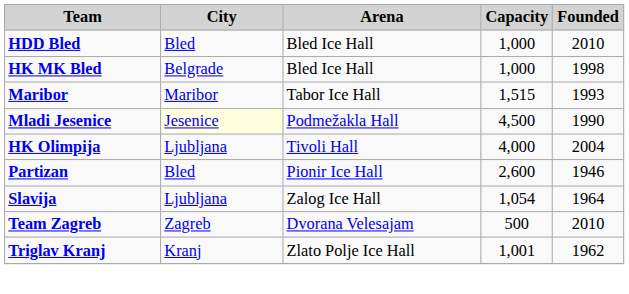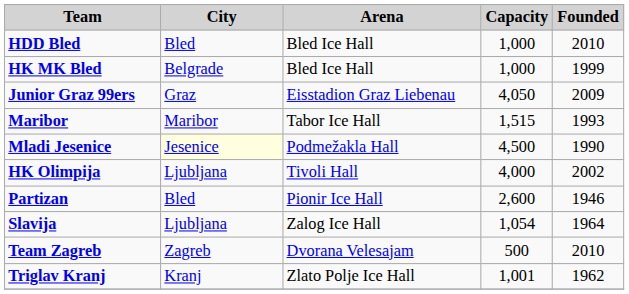(588, 69) 1998 -> (588, 69) 1999
+ row: (72, 95)
(588, 146) 2004 -> (588, 172) 2002
